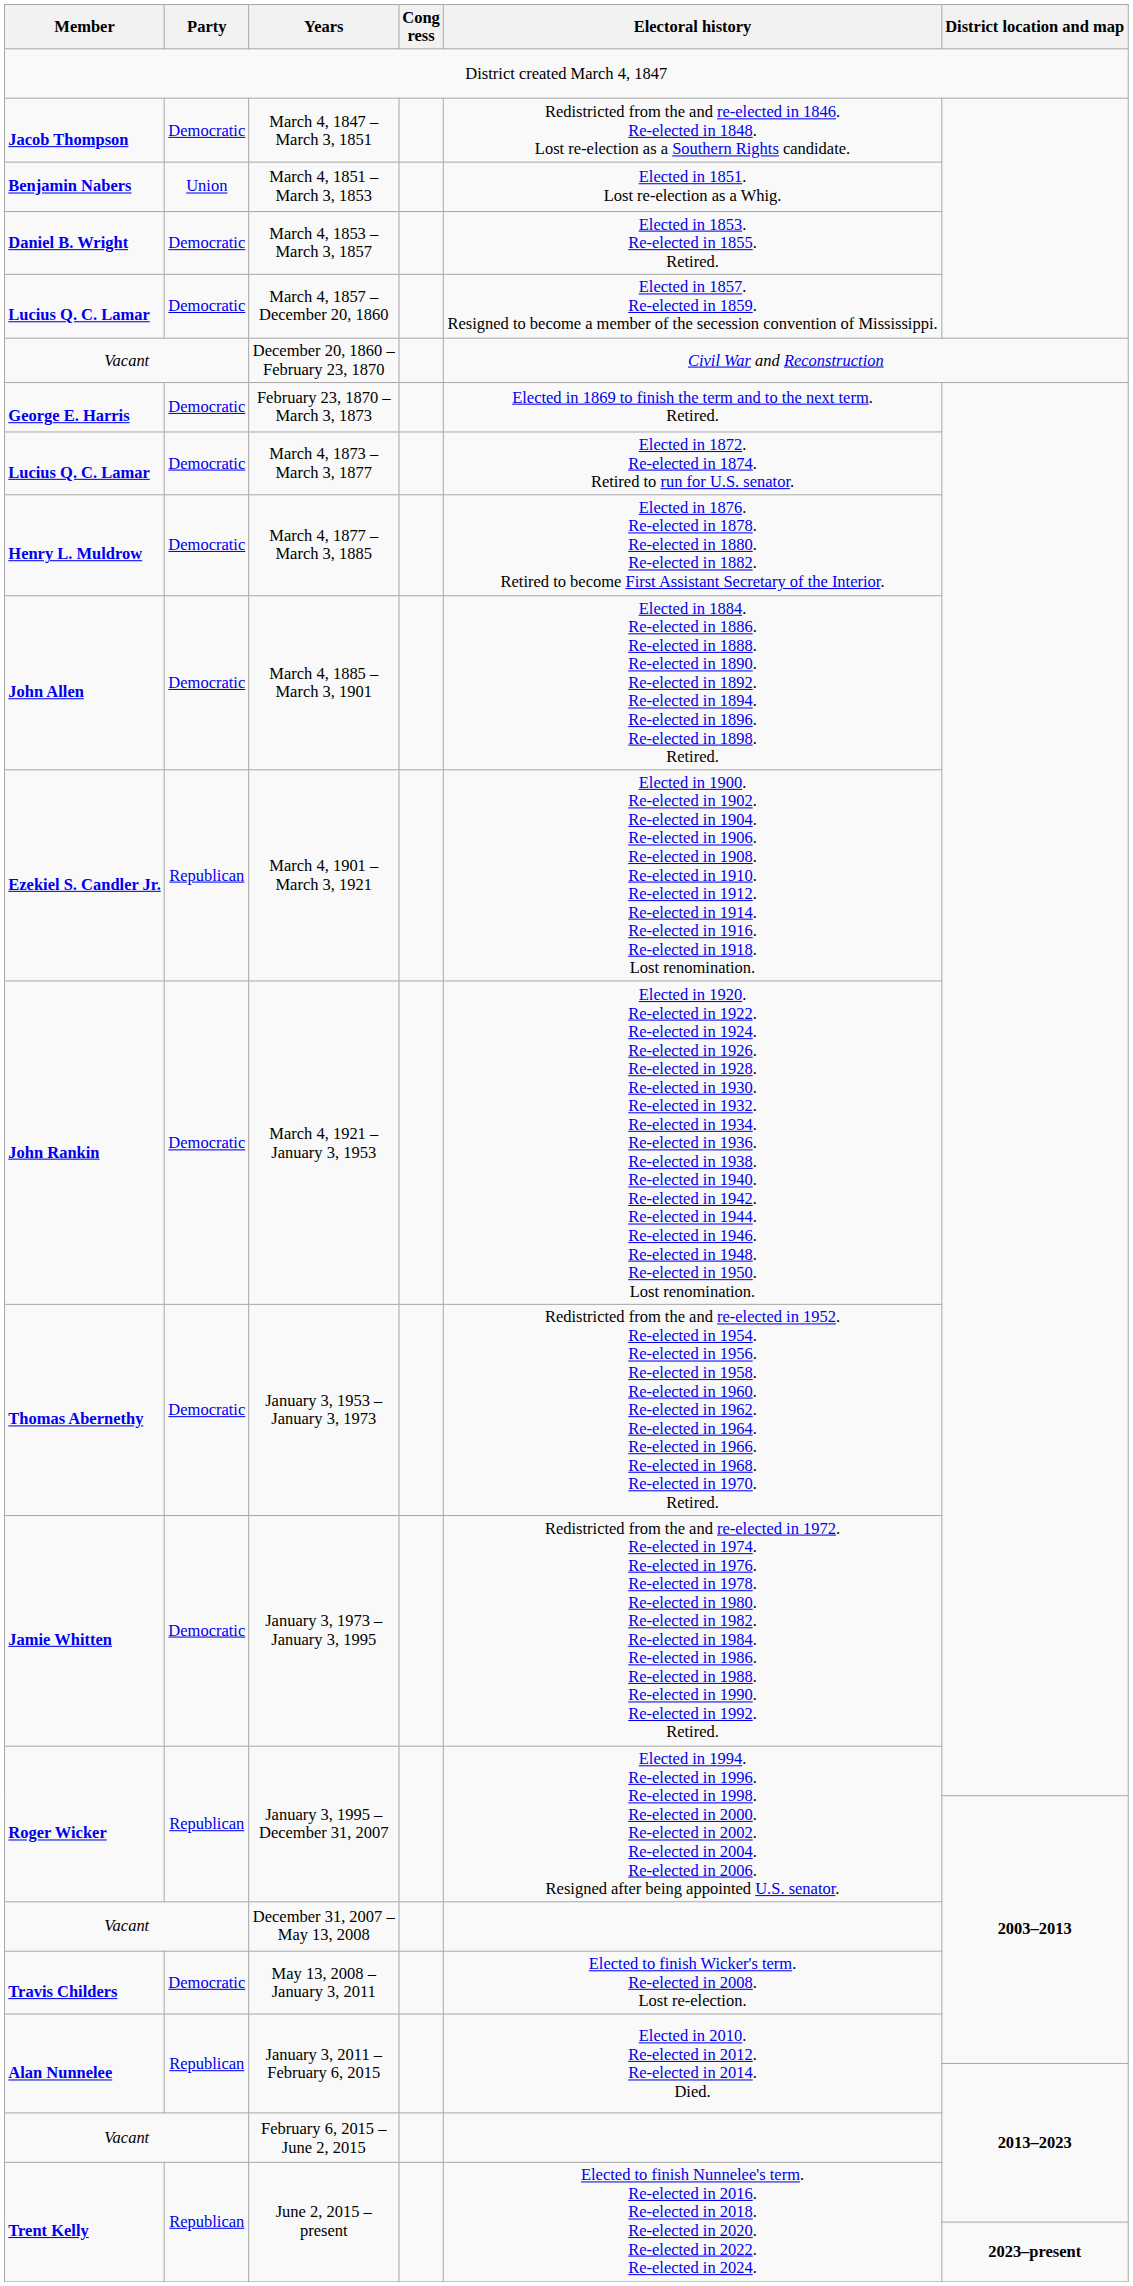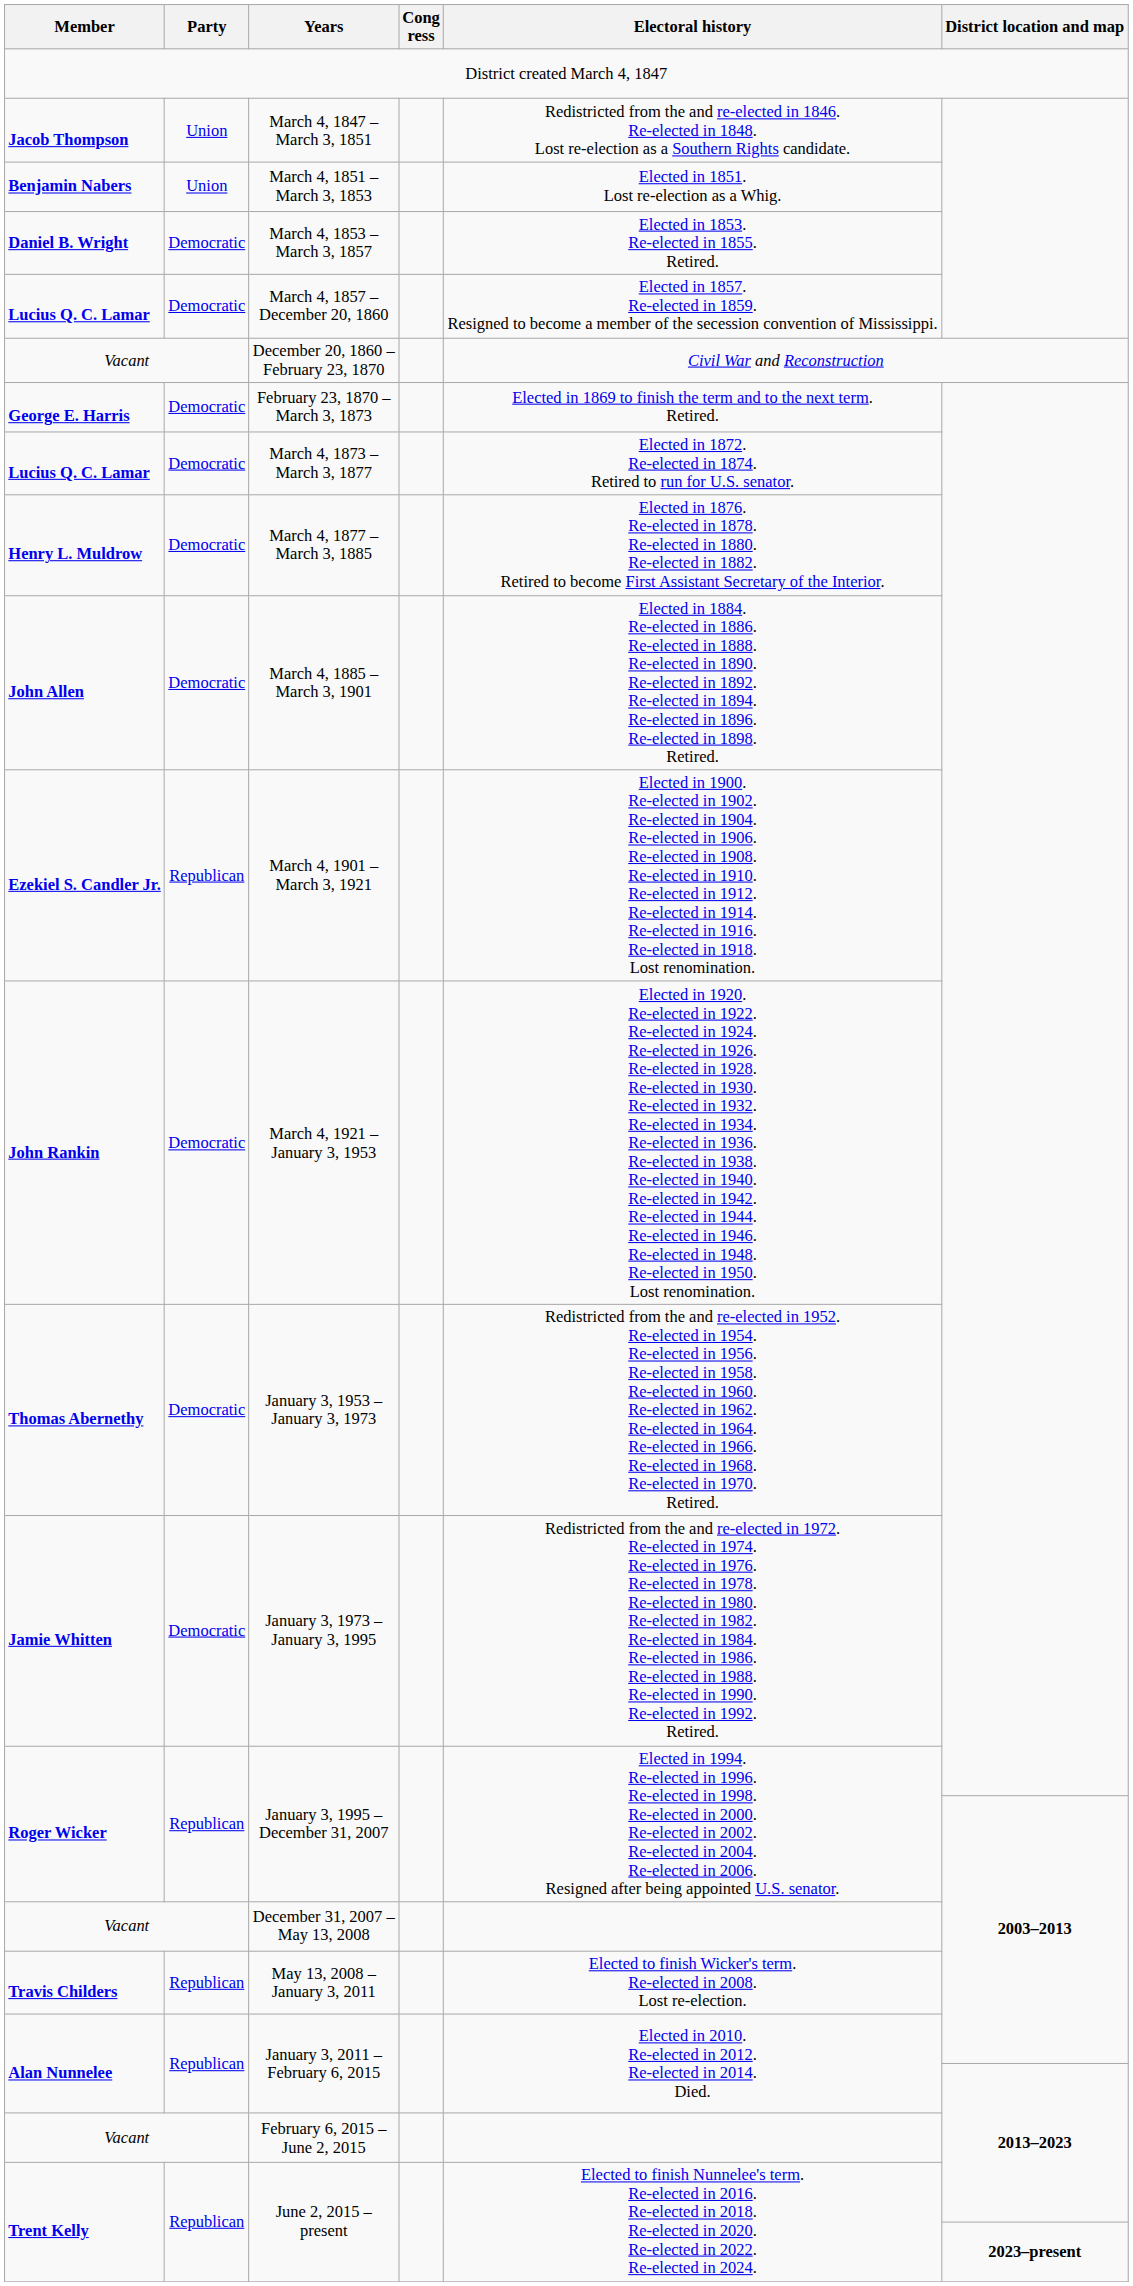(207, 130) Democratic -> (207, 130) Union
(207, 1982) Democratic -> (207, 1982) Republican
